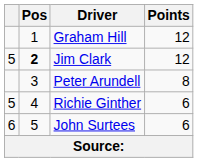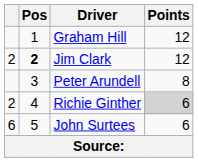(12, 59) 5 -> (12, 59) 2
(12, 103) 5 -> (12, 103) 2
(186, 103) no background -> (186, 103) lightgrey background
